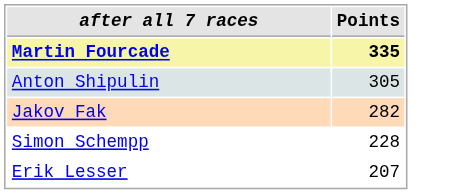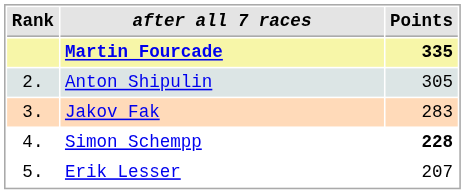+ column: (33, 21)
(384, 112) 282 -> (437, 112) 283
(384, 142) normal -> (437, 142) bold
